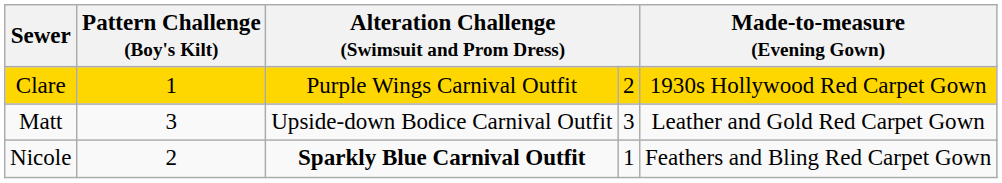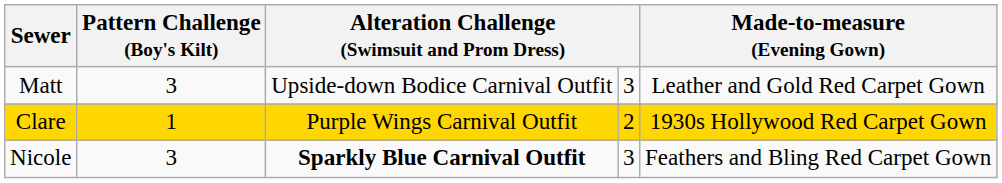rows swapped: (41, 85) <-> (41, 121)
(171, 158) 2 -> (171, 158) 3
(629, 158) 1 -> (629, 158) 3
